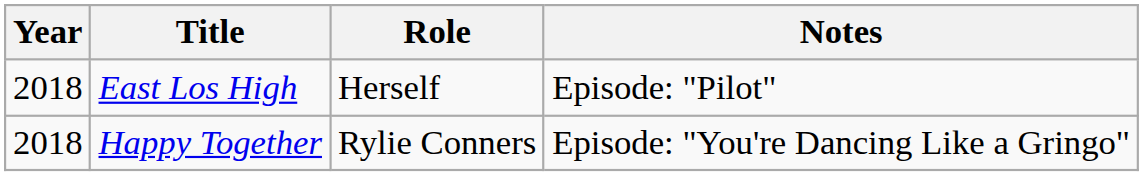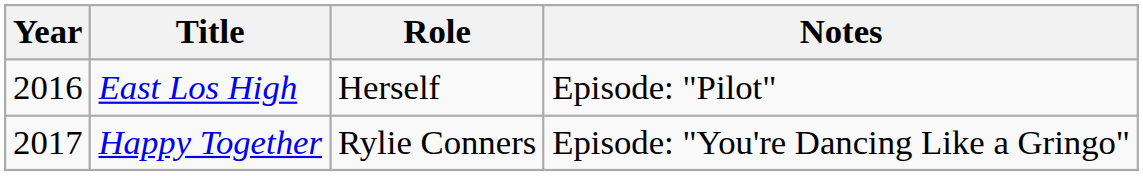(48, 87) 2018 -> (48, 87) 2016
(48, 142) 2018 -> (48, 142) 2017
